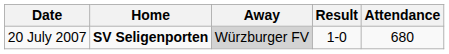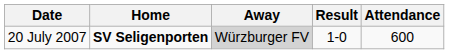(402, 37) 680 -> (402, 37) 600
